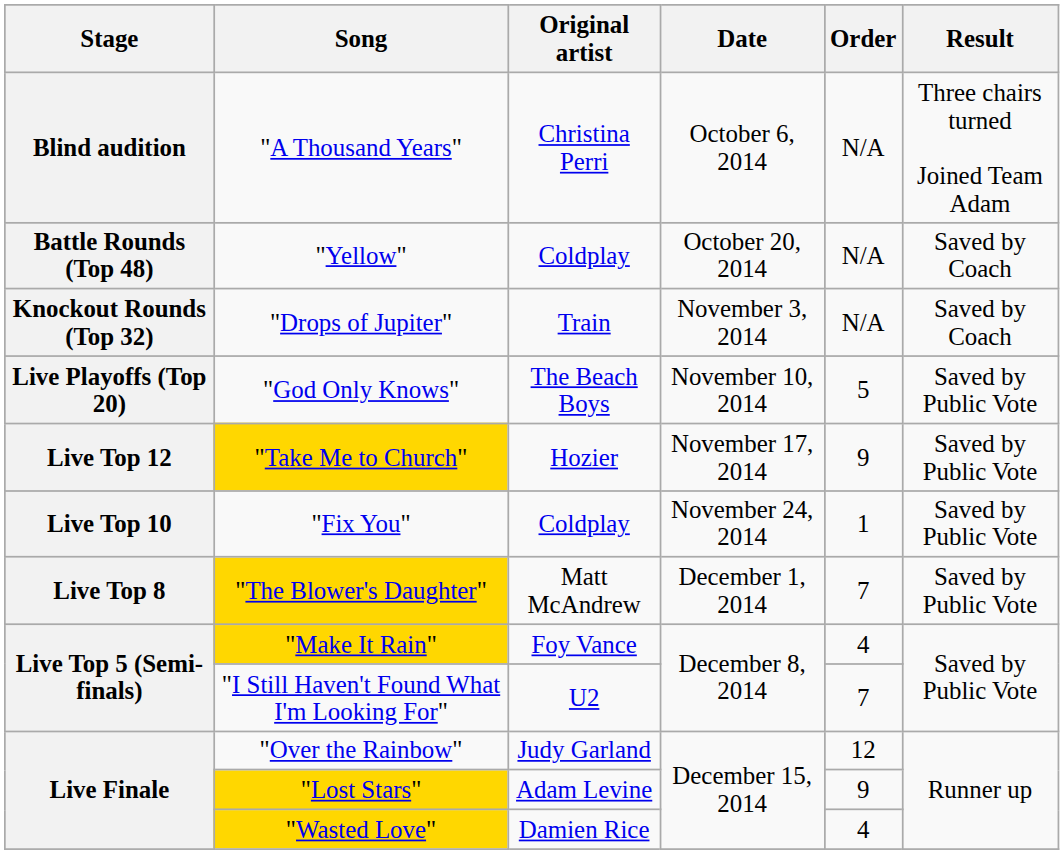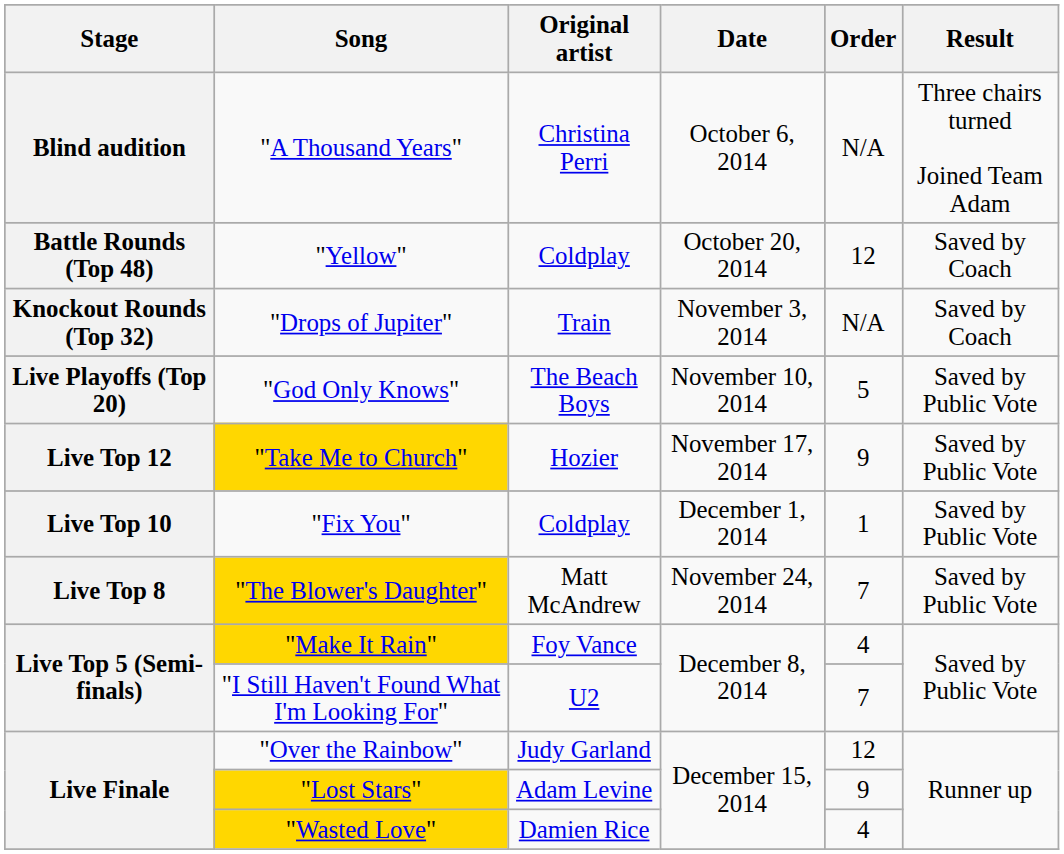(863, 256) N/A -> (863, 256) 12
(742, 524) November 24, 2014 -> (742, 524) December 1, 2014
(742, 591) December 1, 2014 -> (742, 591) November 24, 2014
